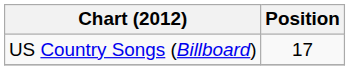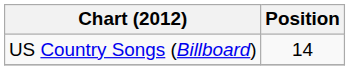(303, 49) 17 -> (303, 49) 14
